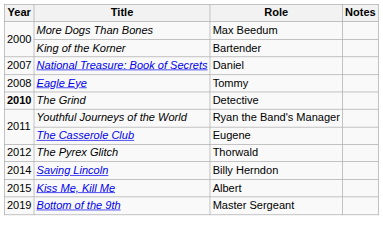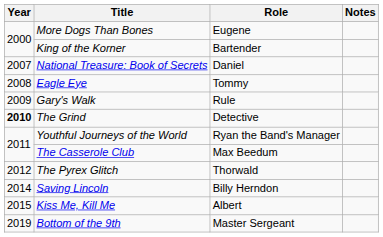(245, 30) Max Beedum -> (232, 30) Eugene
+ row: (66, 100)
(232, 135) Eugene -> (245, 153) Max Beedum
